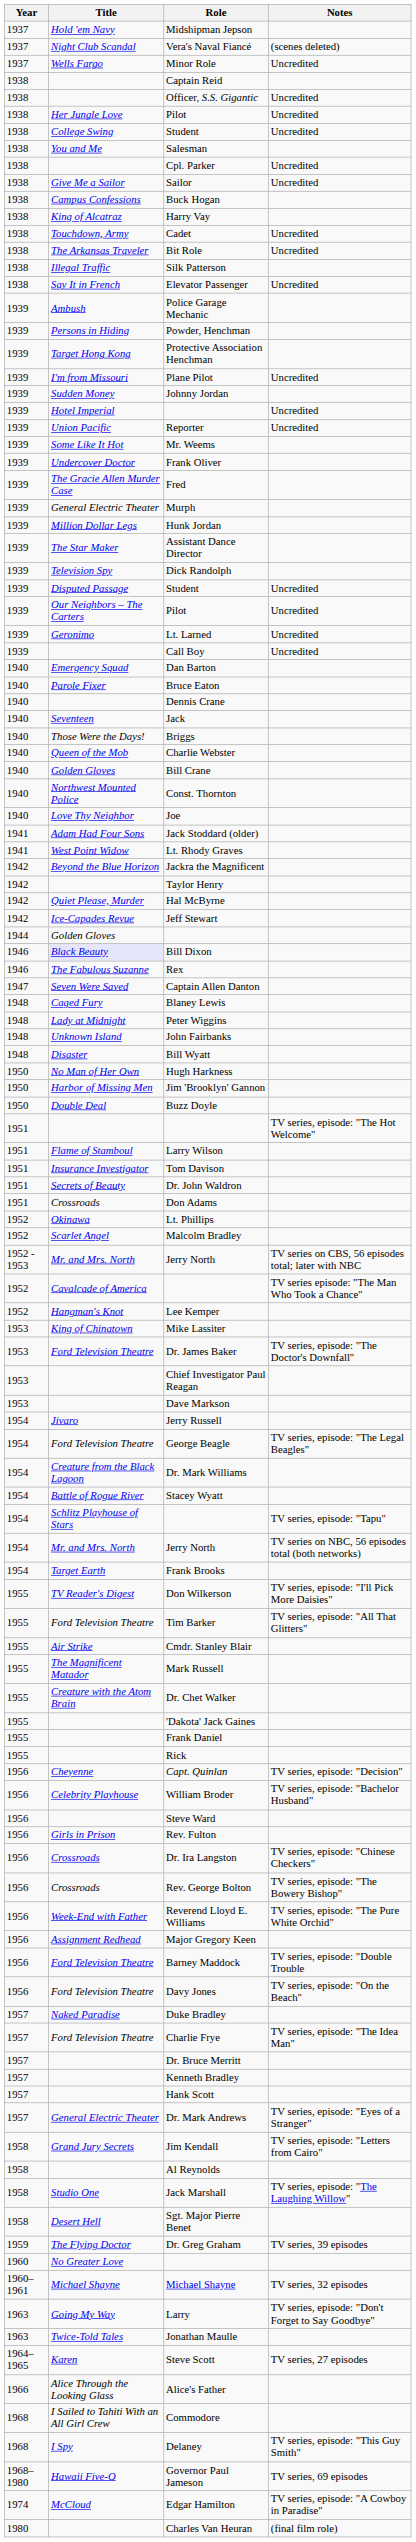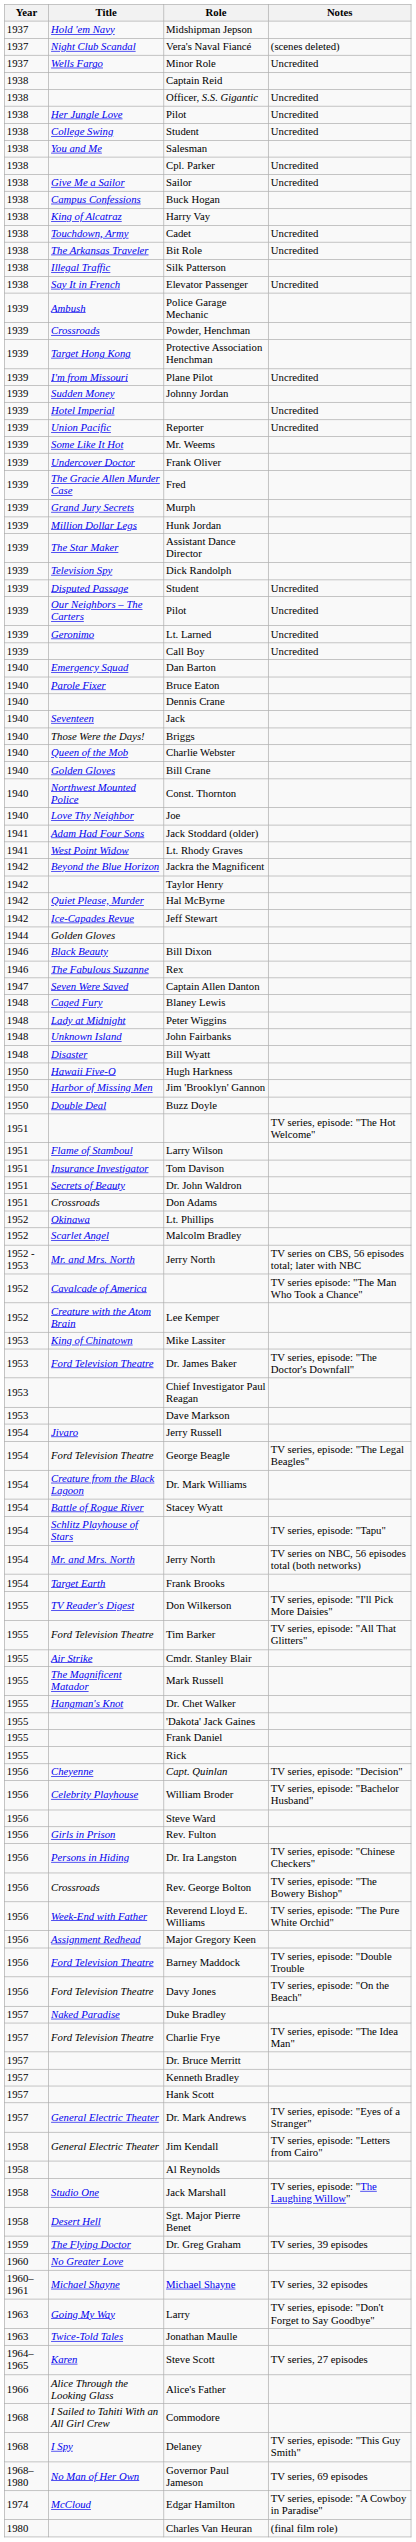(90, 331) Persons in Hiding -> (75, 331) Crossroads
(105, 508) General Electric Theater -> (93, 508) Grand Jury Secrets
(79, 952) lavender background -> (79, 952) no background
(95, 1071) No Man of Her Own -> (83, 1071) Hawaii Five-O
(87, 1311) Hangman's Knot -> (101, 1317) Creature with the Atom Brain
(101, 1698) Creature with the Atom Brain -> (87, 1704) Hangman's Knot
(75, 1858) Crossroads -> (90, 1858) Persons in Hiding
(93, 2146) Grand Jury Secrets -> (105, 2146) General Electric Theater
(83, 2476) Hawaii Five-O -> (95, 2476) No Man of Her Own
